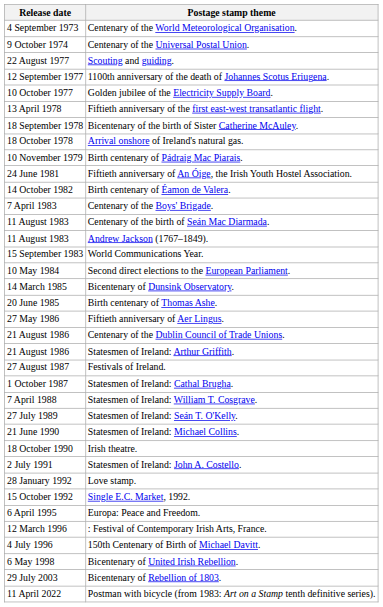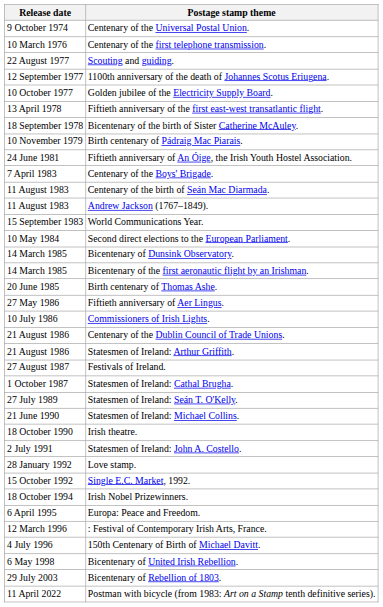- row: (192, 28)
+ row: (177, 44)
- row: (166, 141)
- row: (159, 189)
+ row: (198, 270)
+ row: (149, 319)
- row: (173, 399)
+ row: (138, 496)
